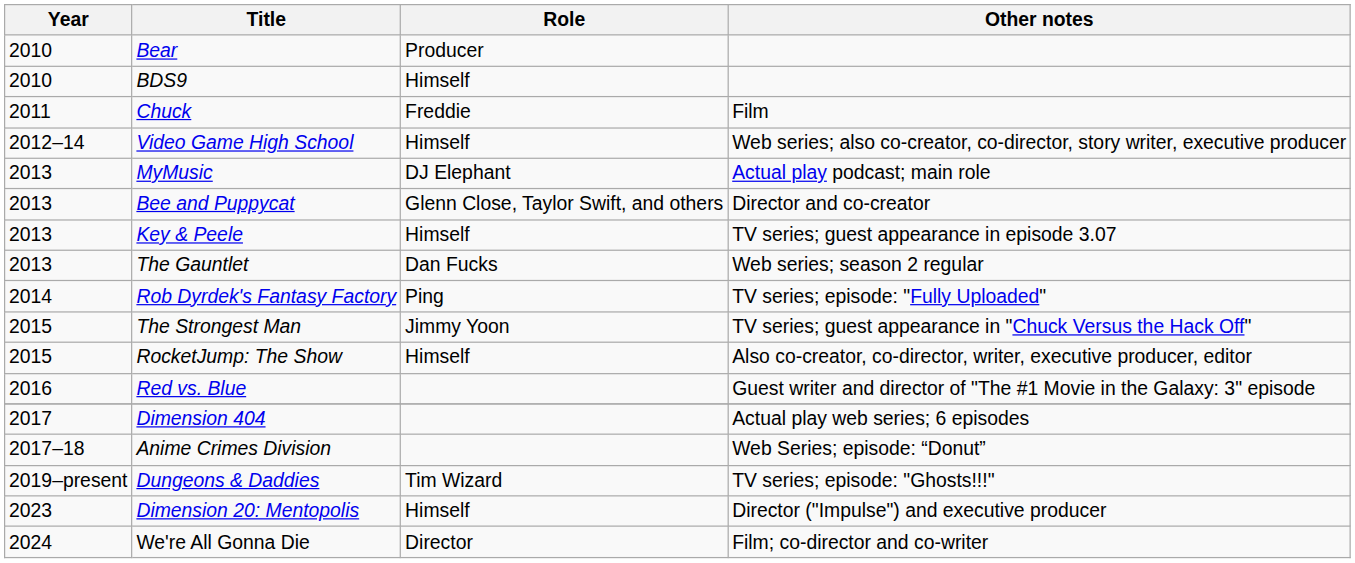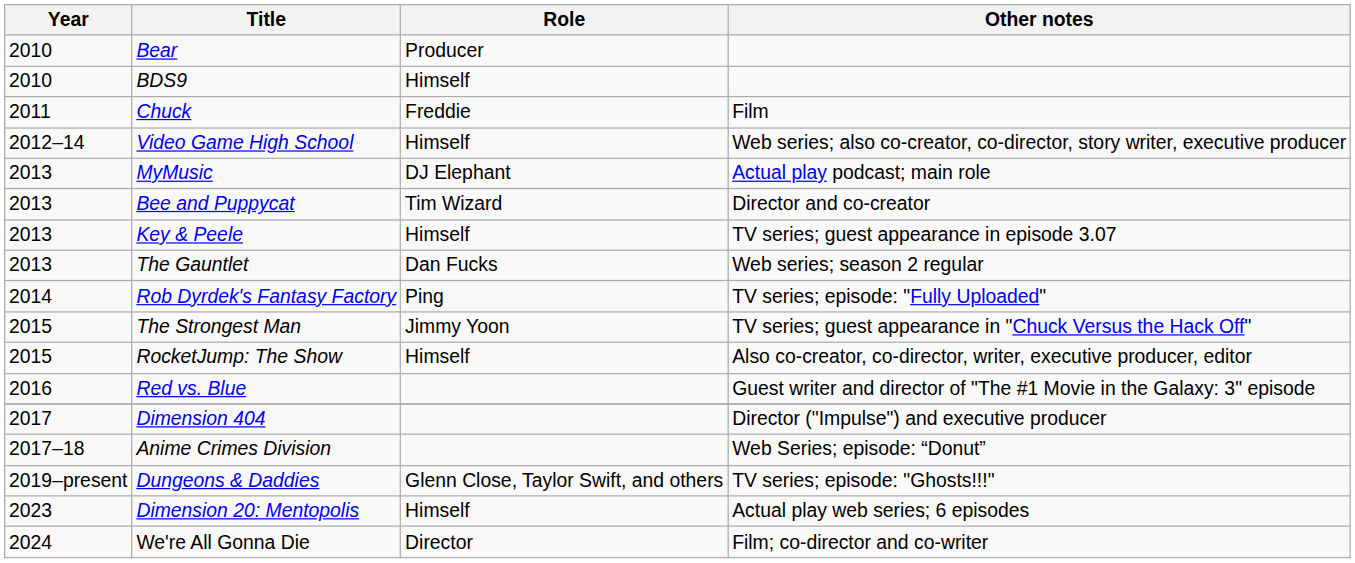(564, 204) Glenn Close, Taylor Swift, and others -> (454, 204) Tim Wizard
(881, 419) Actual play web series; 6 episodes -> (919, 419) Director ("Impulse") and executive producer
(454, 480) Tim Wizard -> (564, 480) Glenn Close, Taylor Swift, and others
(919, 511) Director ("Impulse") and executive producer -> (881, 511) Actual play web series; 6 episodes
